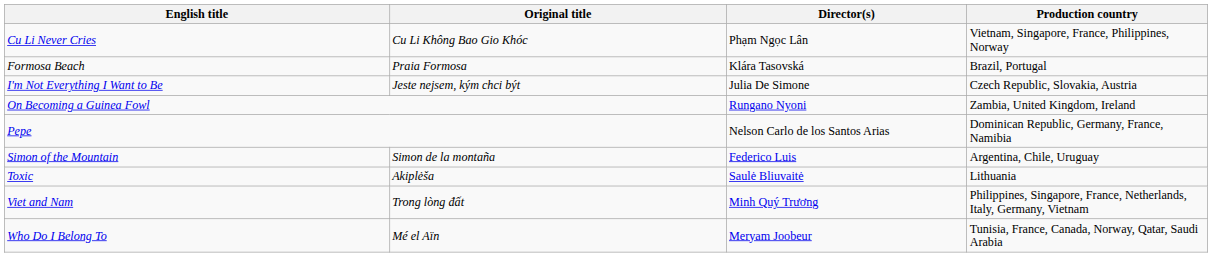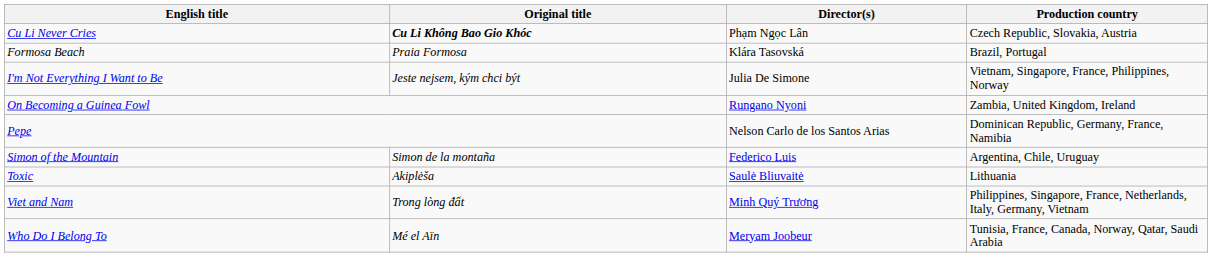(460, 40) normal -> (462, 33) bold
(1069, 40) Vietnam, Singapore, France, Philippines, Norway -> (1053, 33) Czech Republic, Slovakia, Austria
(1053, 85) Czech Republic, Slovakia, Austria -> (1069, 78) Vietnam, Singapore, France, Philippines, Norway
